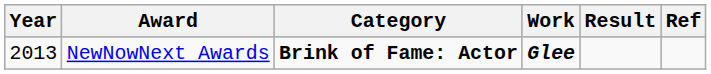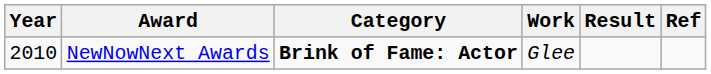(33, 53) 2013 -> (33, 53) 2010
(551, 53) bold -> (551, 53) normal
